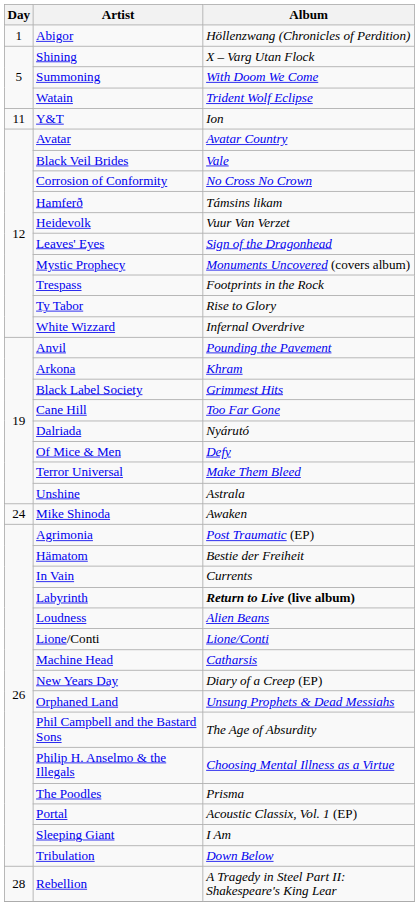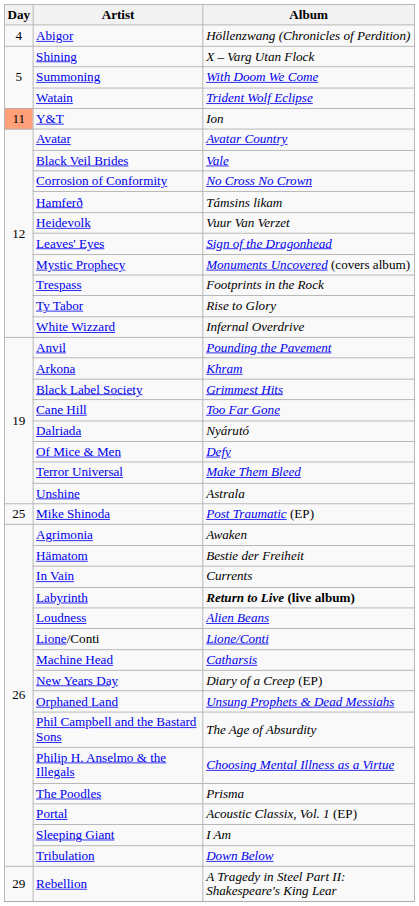(19, 35) 1 -> (19, 35) 4
(19, 118) no background -> (19, 118) lightsalmon background
(19, 514) 24 -> (19, 514) 25
(227, 514) Awaken -> (260, 514) Post Traumatic (EP)
(260, 535) Post Traumatic (EP) -> (227, 535) Awaken
(19, 884) 28 -> (19, 884) 29
